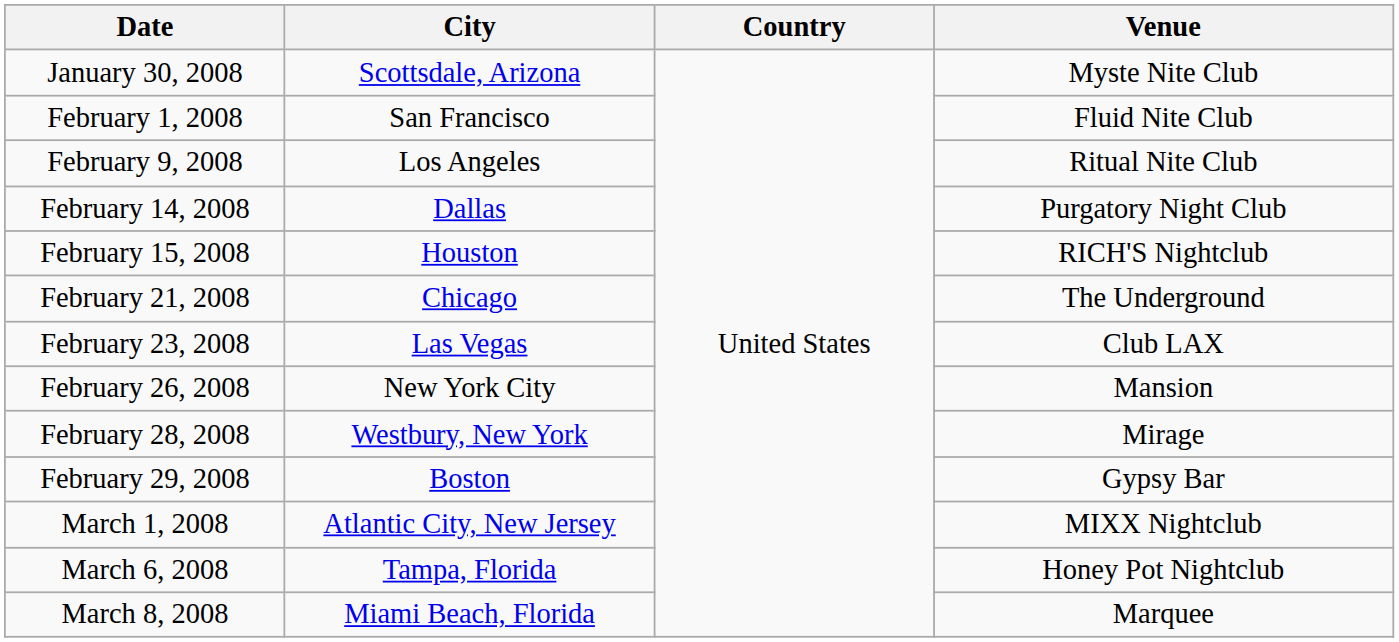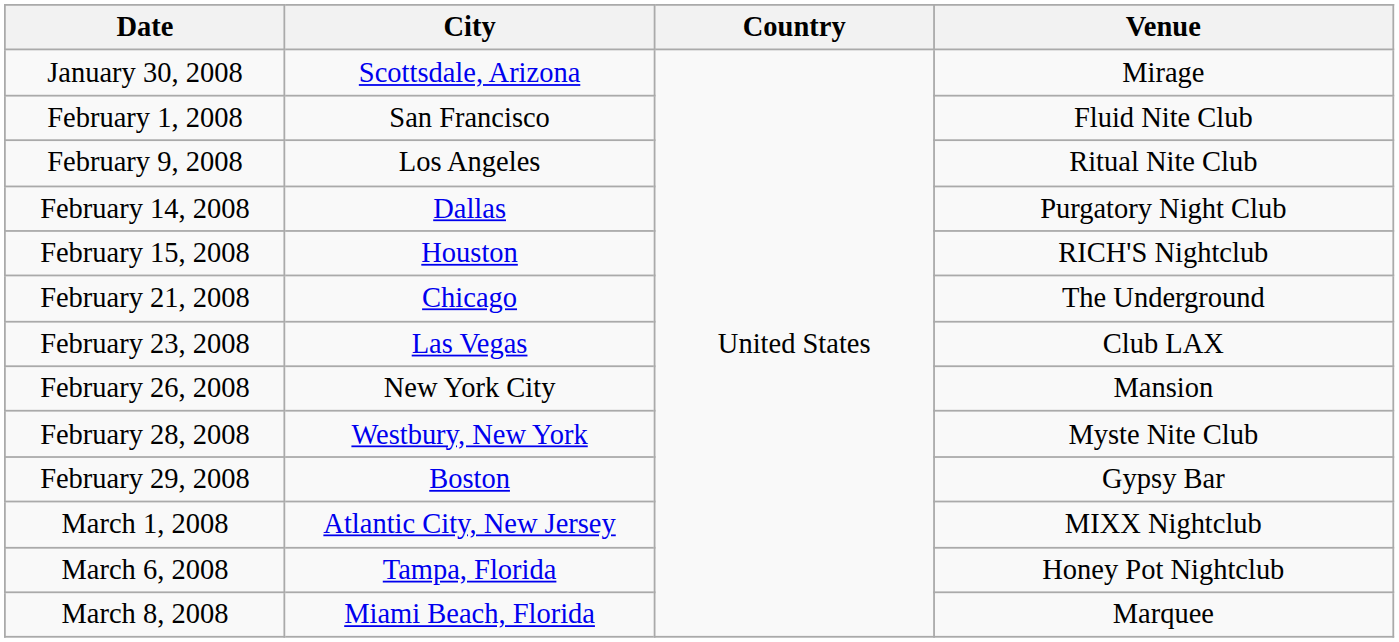(1163, 72) Myste Nite Club -> (1163, 72) Mirage
(1163, 433) Mirage -> (1163, 433) Myste Nite Club
